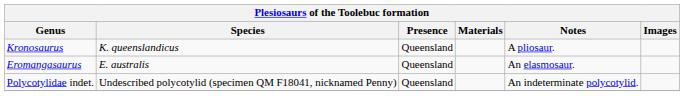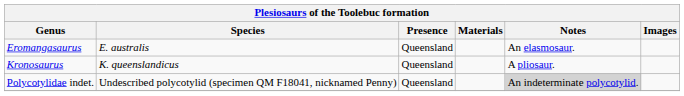rows swapped: (35, 47) <-> (44, 64)
(573, 82) no background -> (573, 82) lightgrey background
